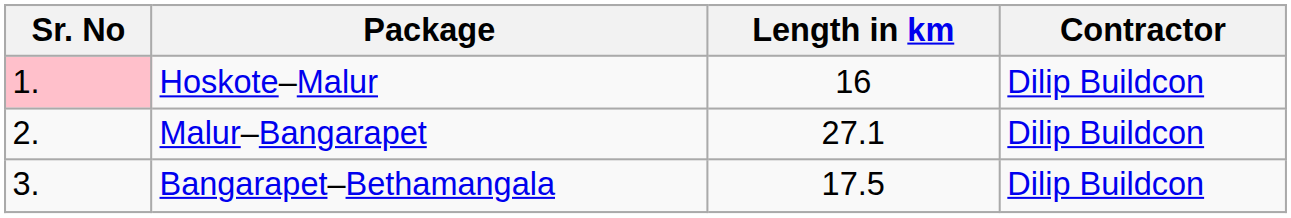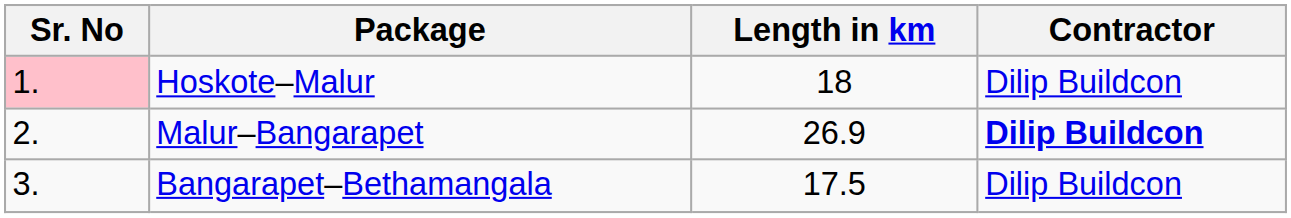(853, 81) 16 -> (834, 81) 18
(853, 133) 27.1 -> (834, 133) 26.9
(1106, 133) normal -> (1094, 133) bold
